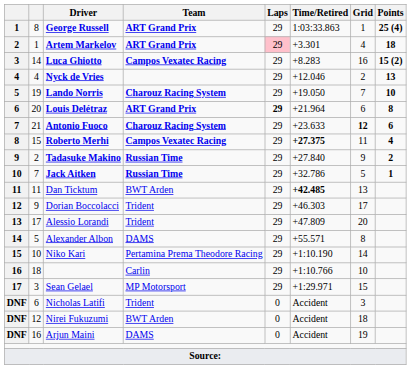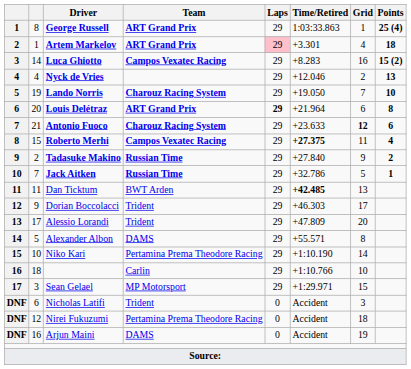(149, 319) BWT Arden -> (194, 319) Pertamina Prema Theodore Racing
